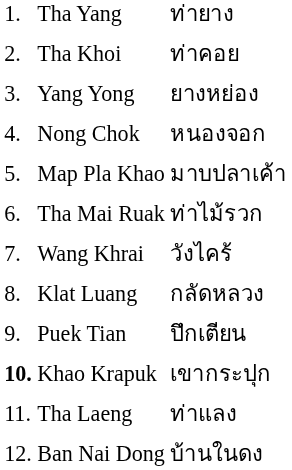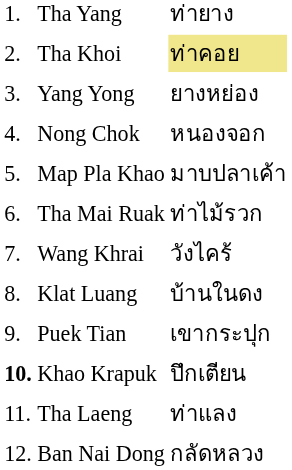(205, 53) no background -> (205, 53) khaki background
(217, 294) กลัดหลวง -> (217, 294) บ้านในดง
(208, 334) ปึกเตียน -> (221, 334) เขากระปุก
(221, 374) เขากระปุก -> (208, 374) ปึกเตียน
(217, 454) บ้านในดง -> (217, 454) กลัดหลวง
